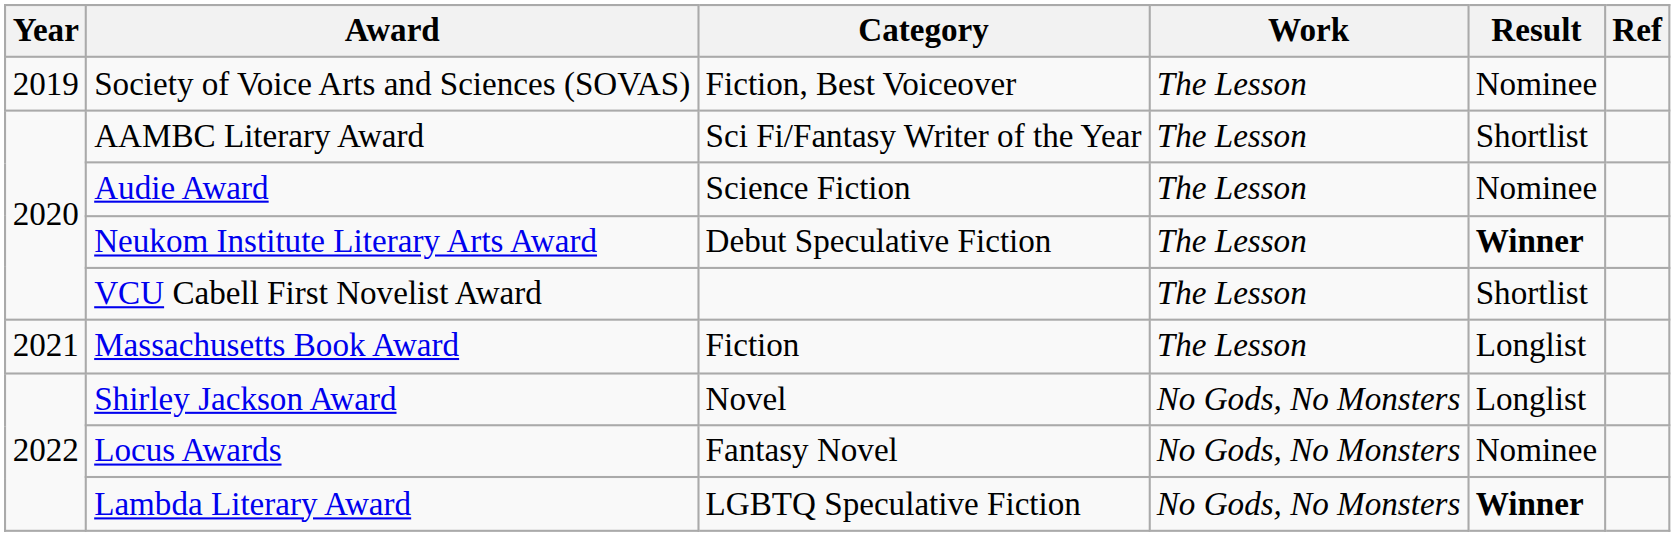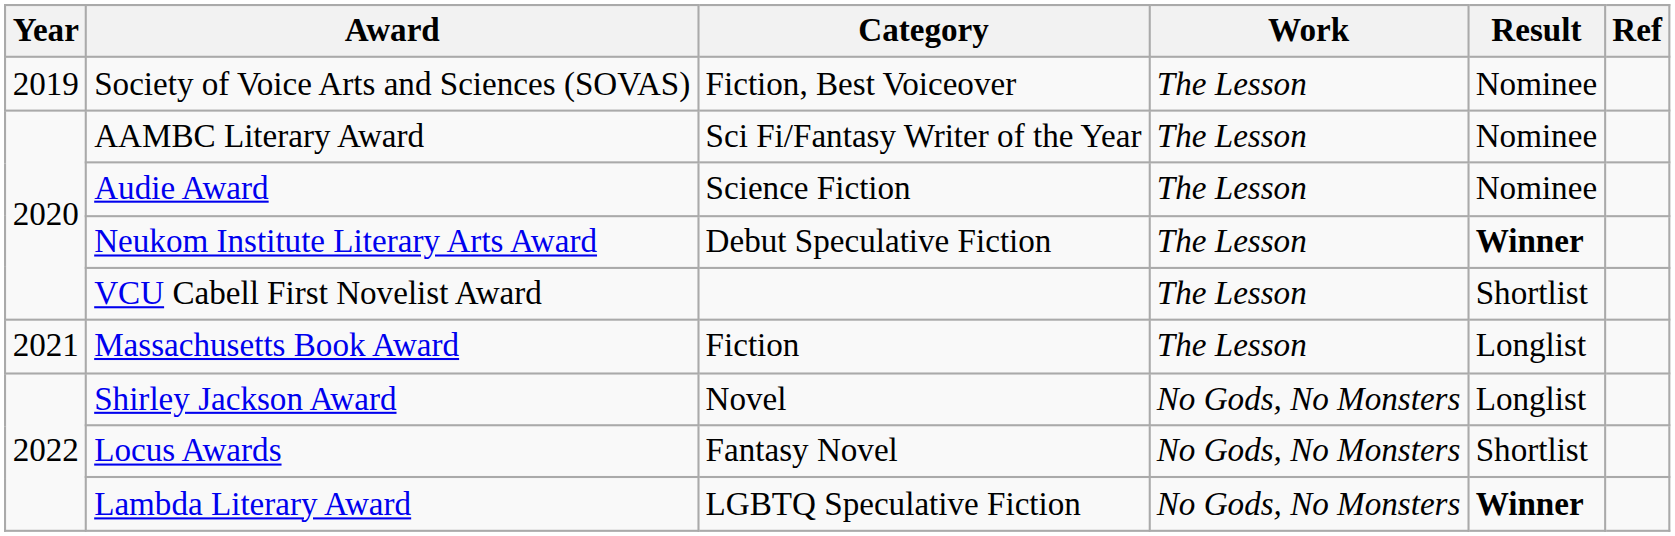(1532, 135) Shortlist -> (1536, 135) Nominee
(1536, 450) Nominee -> (1532, 450) Shortlist
